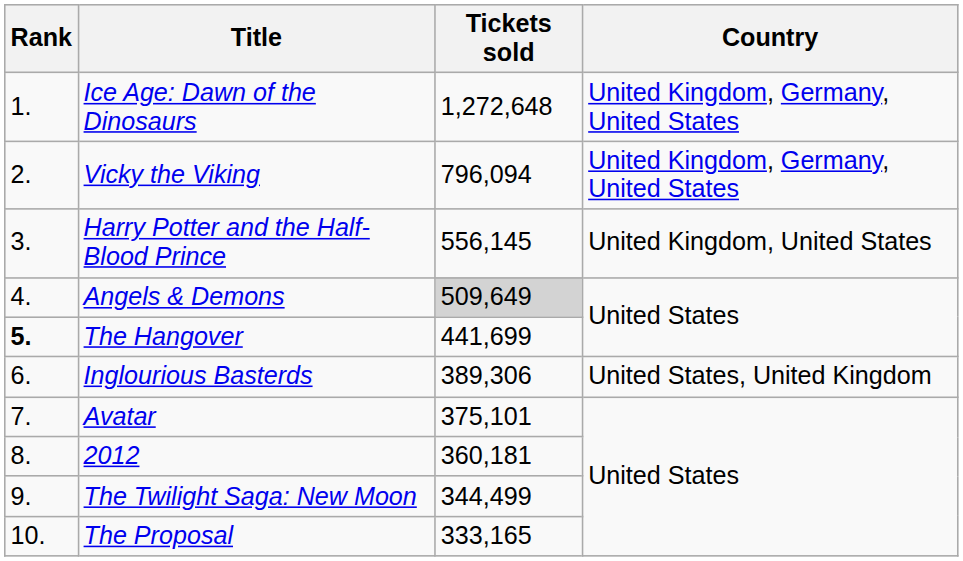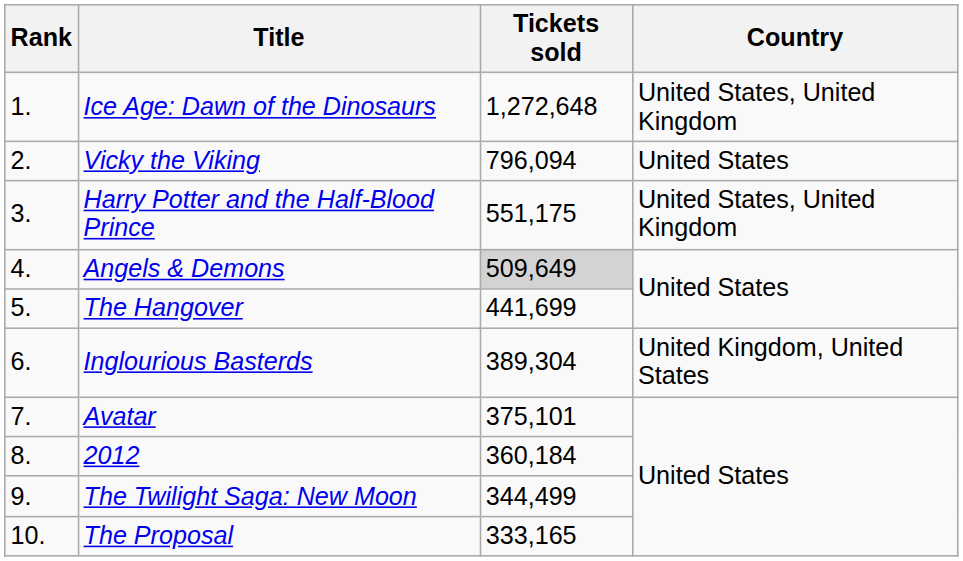(739, 106) United Kingdom, Germany, United States -> (757, 106) United States, United Kingdom
(739, 174) United Kingdom, Germany, United States -> (713, 160) United States
(486, 242) 556,145 -> (531, 214) 551,175
(760, 242) United Kingdom, United States -> (757, 214) United States, United Kingdom
(21, 336) bold -> (21, 308) normal
(486, 376) 389,306 -> (531, 362) 389,304
(760, 376) United States, United Kingdom -> (771, 362) United Kingdom, United States
(486, 456) 360,181 -> (531, 456) 360,184
